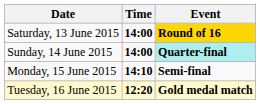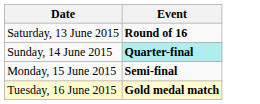- column: (139, 14)
(189, 33) gold background -> (156, 33) no background
